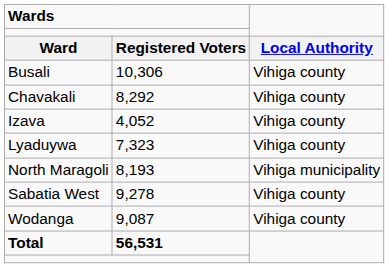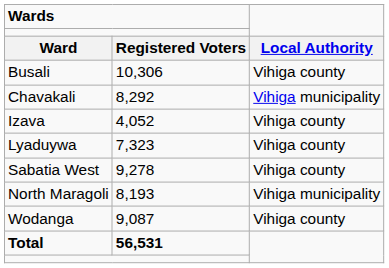(299, 96) Vihiga county -> (317, 96) Vihiga municipality
rows swapped: (58, 169) <-> (54, 194)
